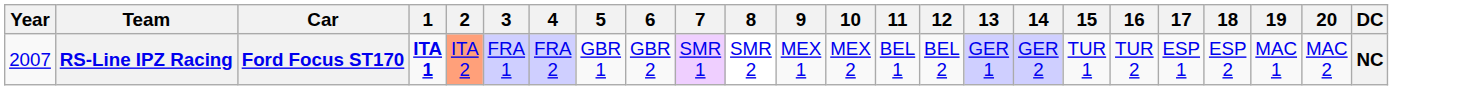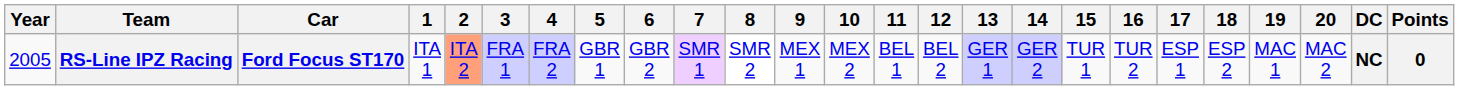+ column: (1420, 19)
(30, 59) 2007 -> (30, 59) 2005
(428, 59) bold -> (427, 59) normal
